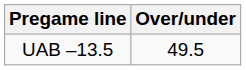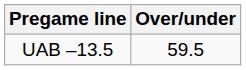(186, 49) 49.5 -> (186, 49) 59.5
